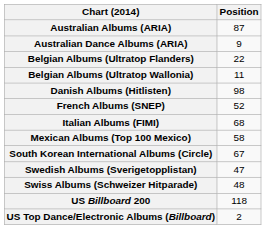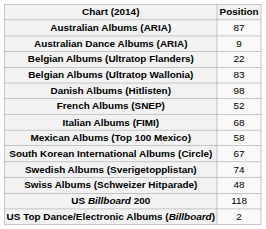(239, 75) 11 -> (239, 75) 83
(239, 169) 47 -> (239, 169) 74
